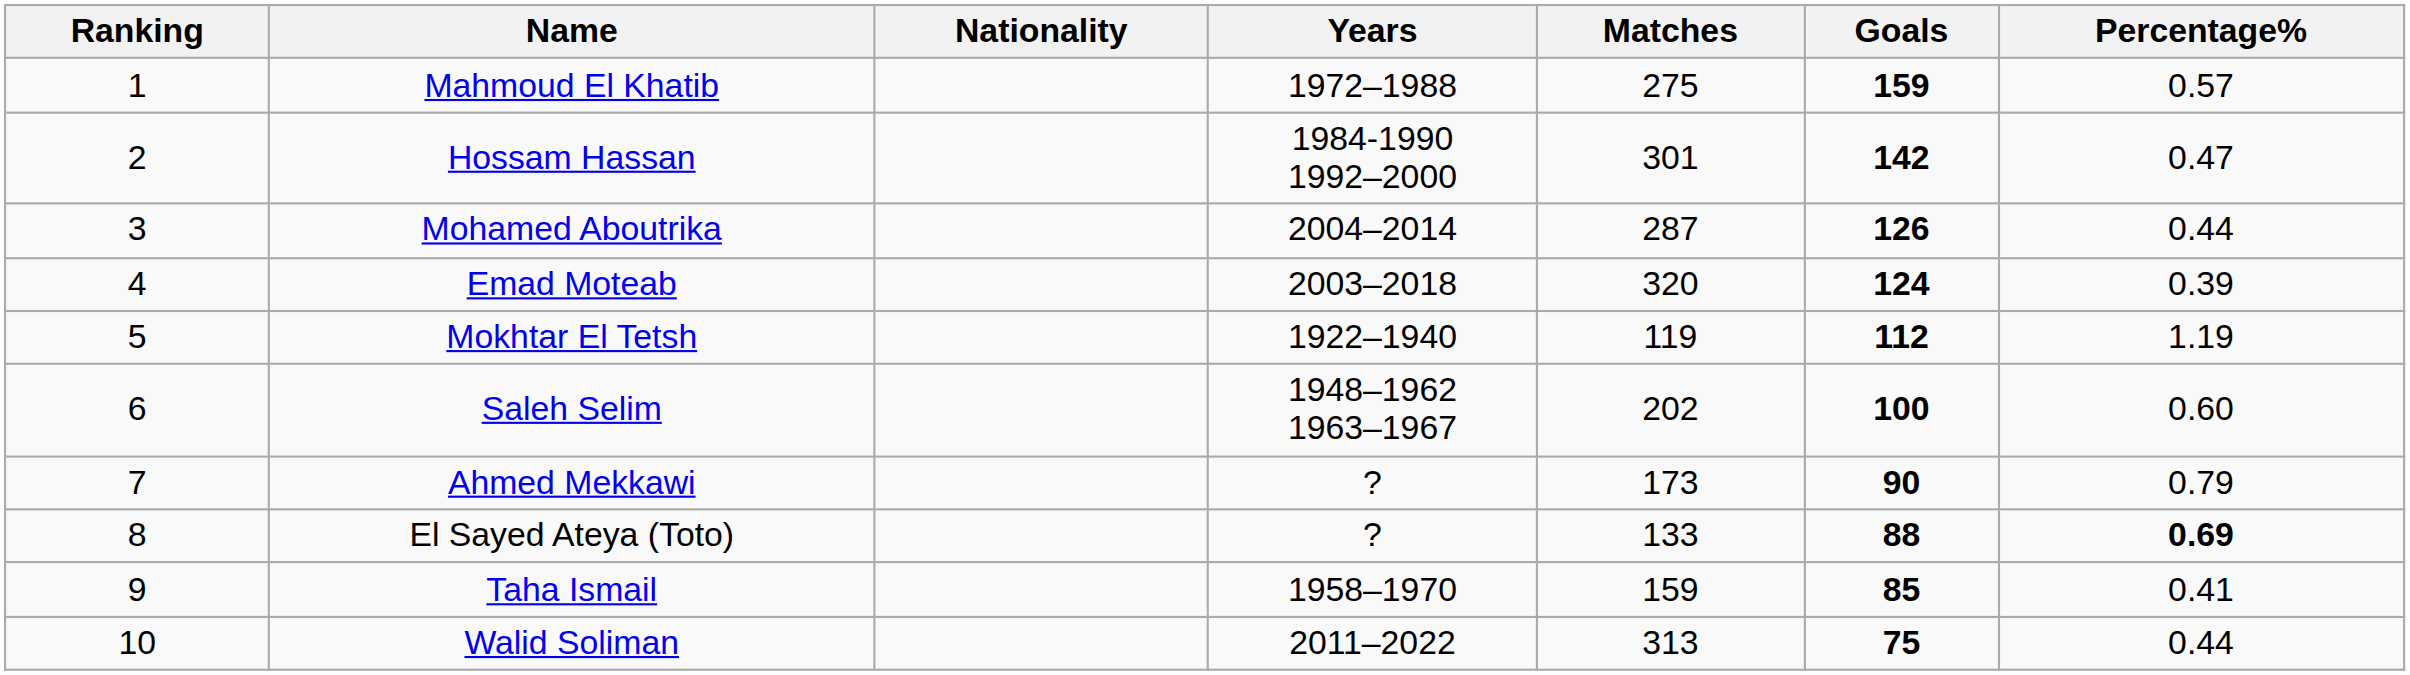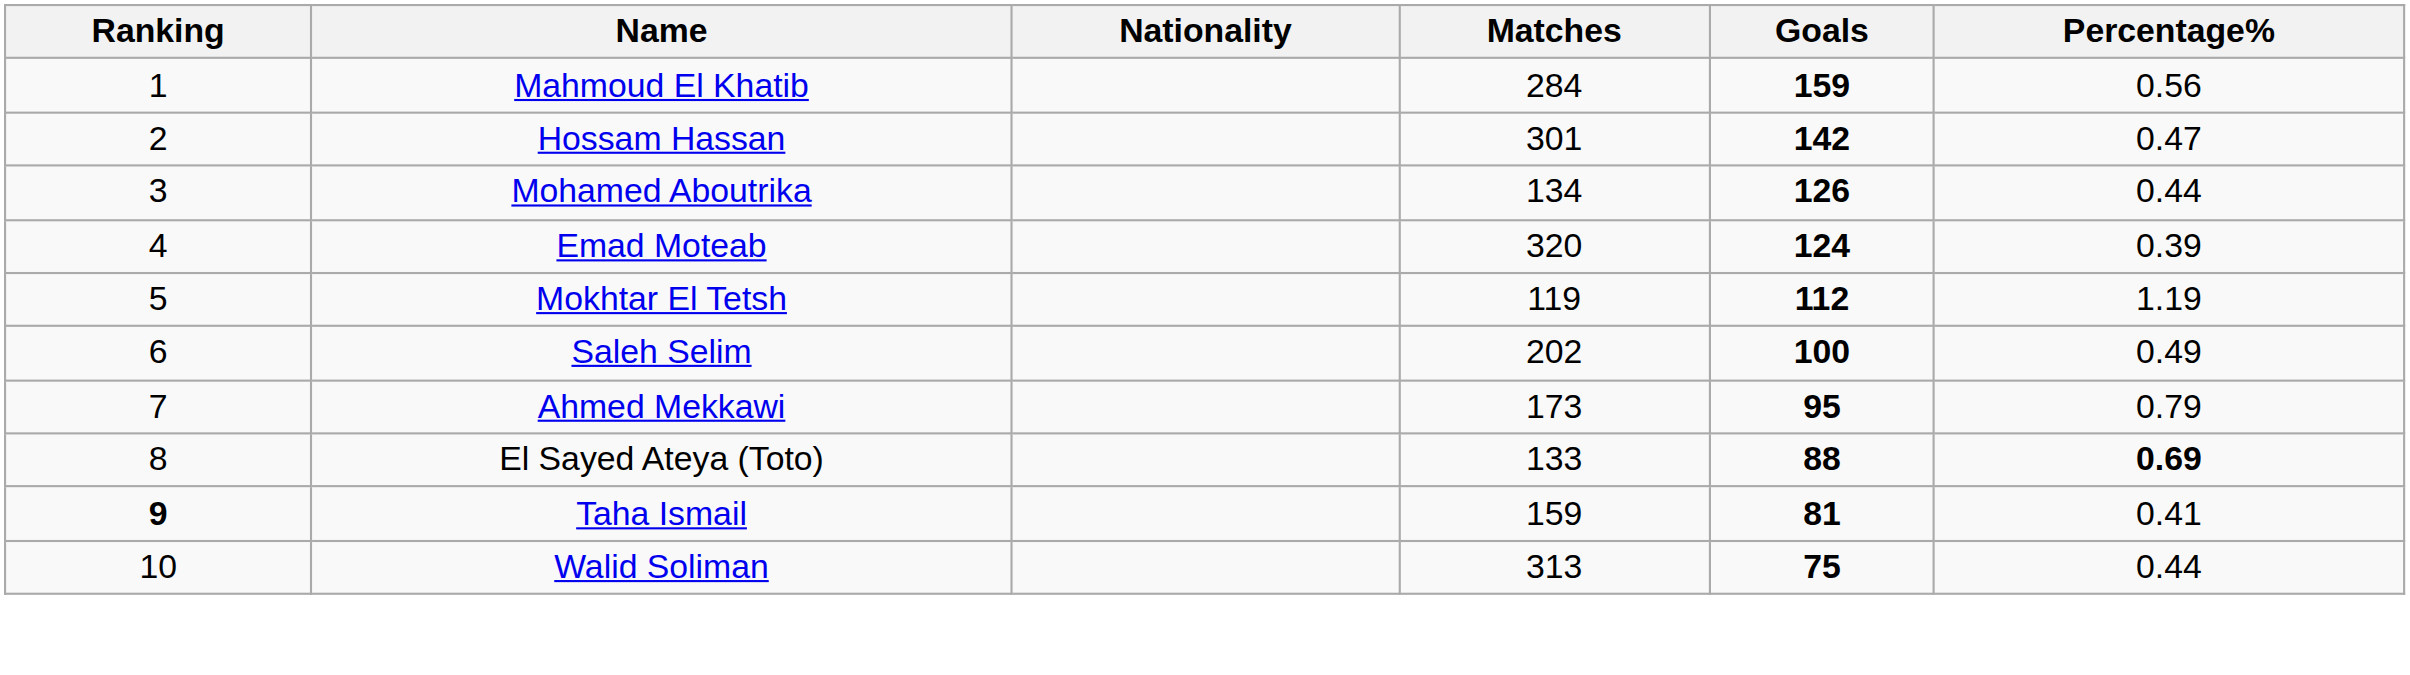- column: (1372, 31)
(1670, 84) 275 -> (1554, 84) 284
(2201, 84) 0.57 -> (2169, 84) 0.56
(1670, 229) 287 -> (1554, 191) 134
(2201, 409) 0.60 -> (2169, 352) 0.49
(1901, 482) 90 -> (1822, 406) 95
(137, 589) normal -> (158, 513) bold
(1901, 589) 85 -> (1822, 513) 81
